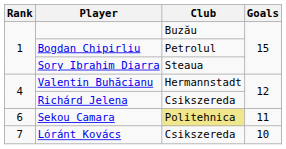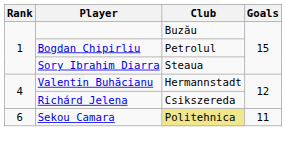- row: (79, 135)
